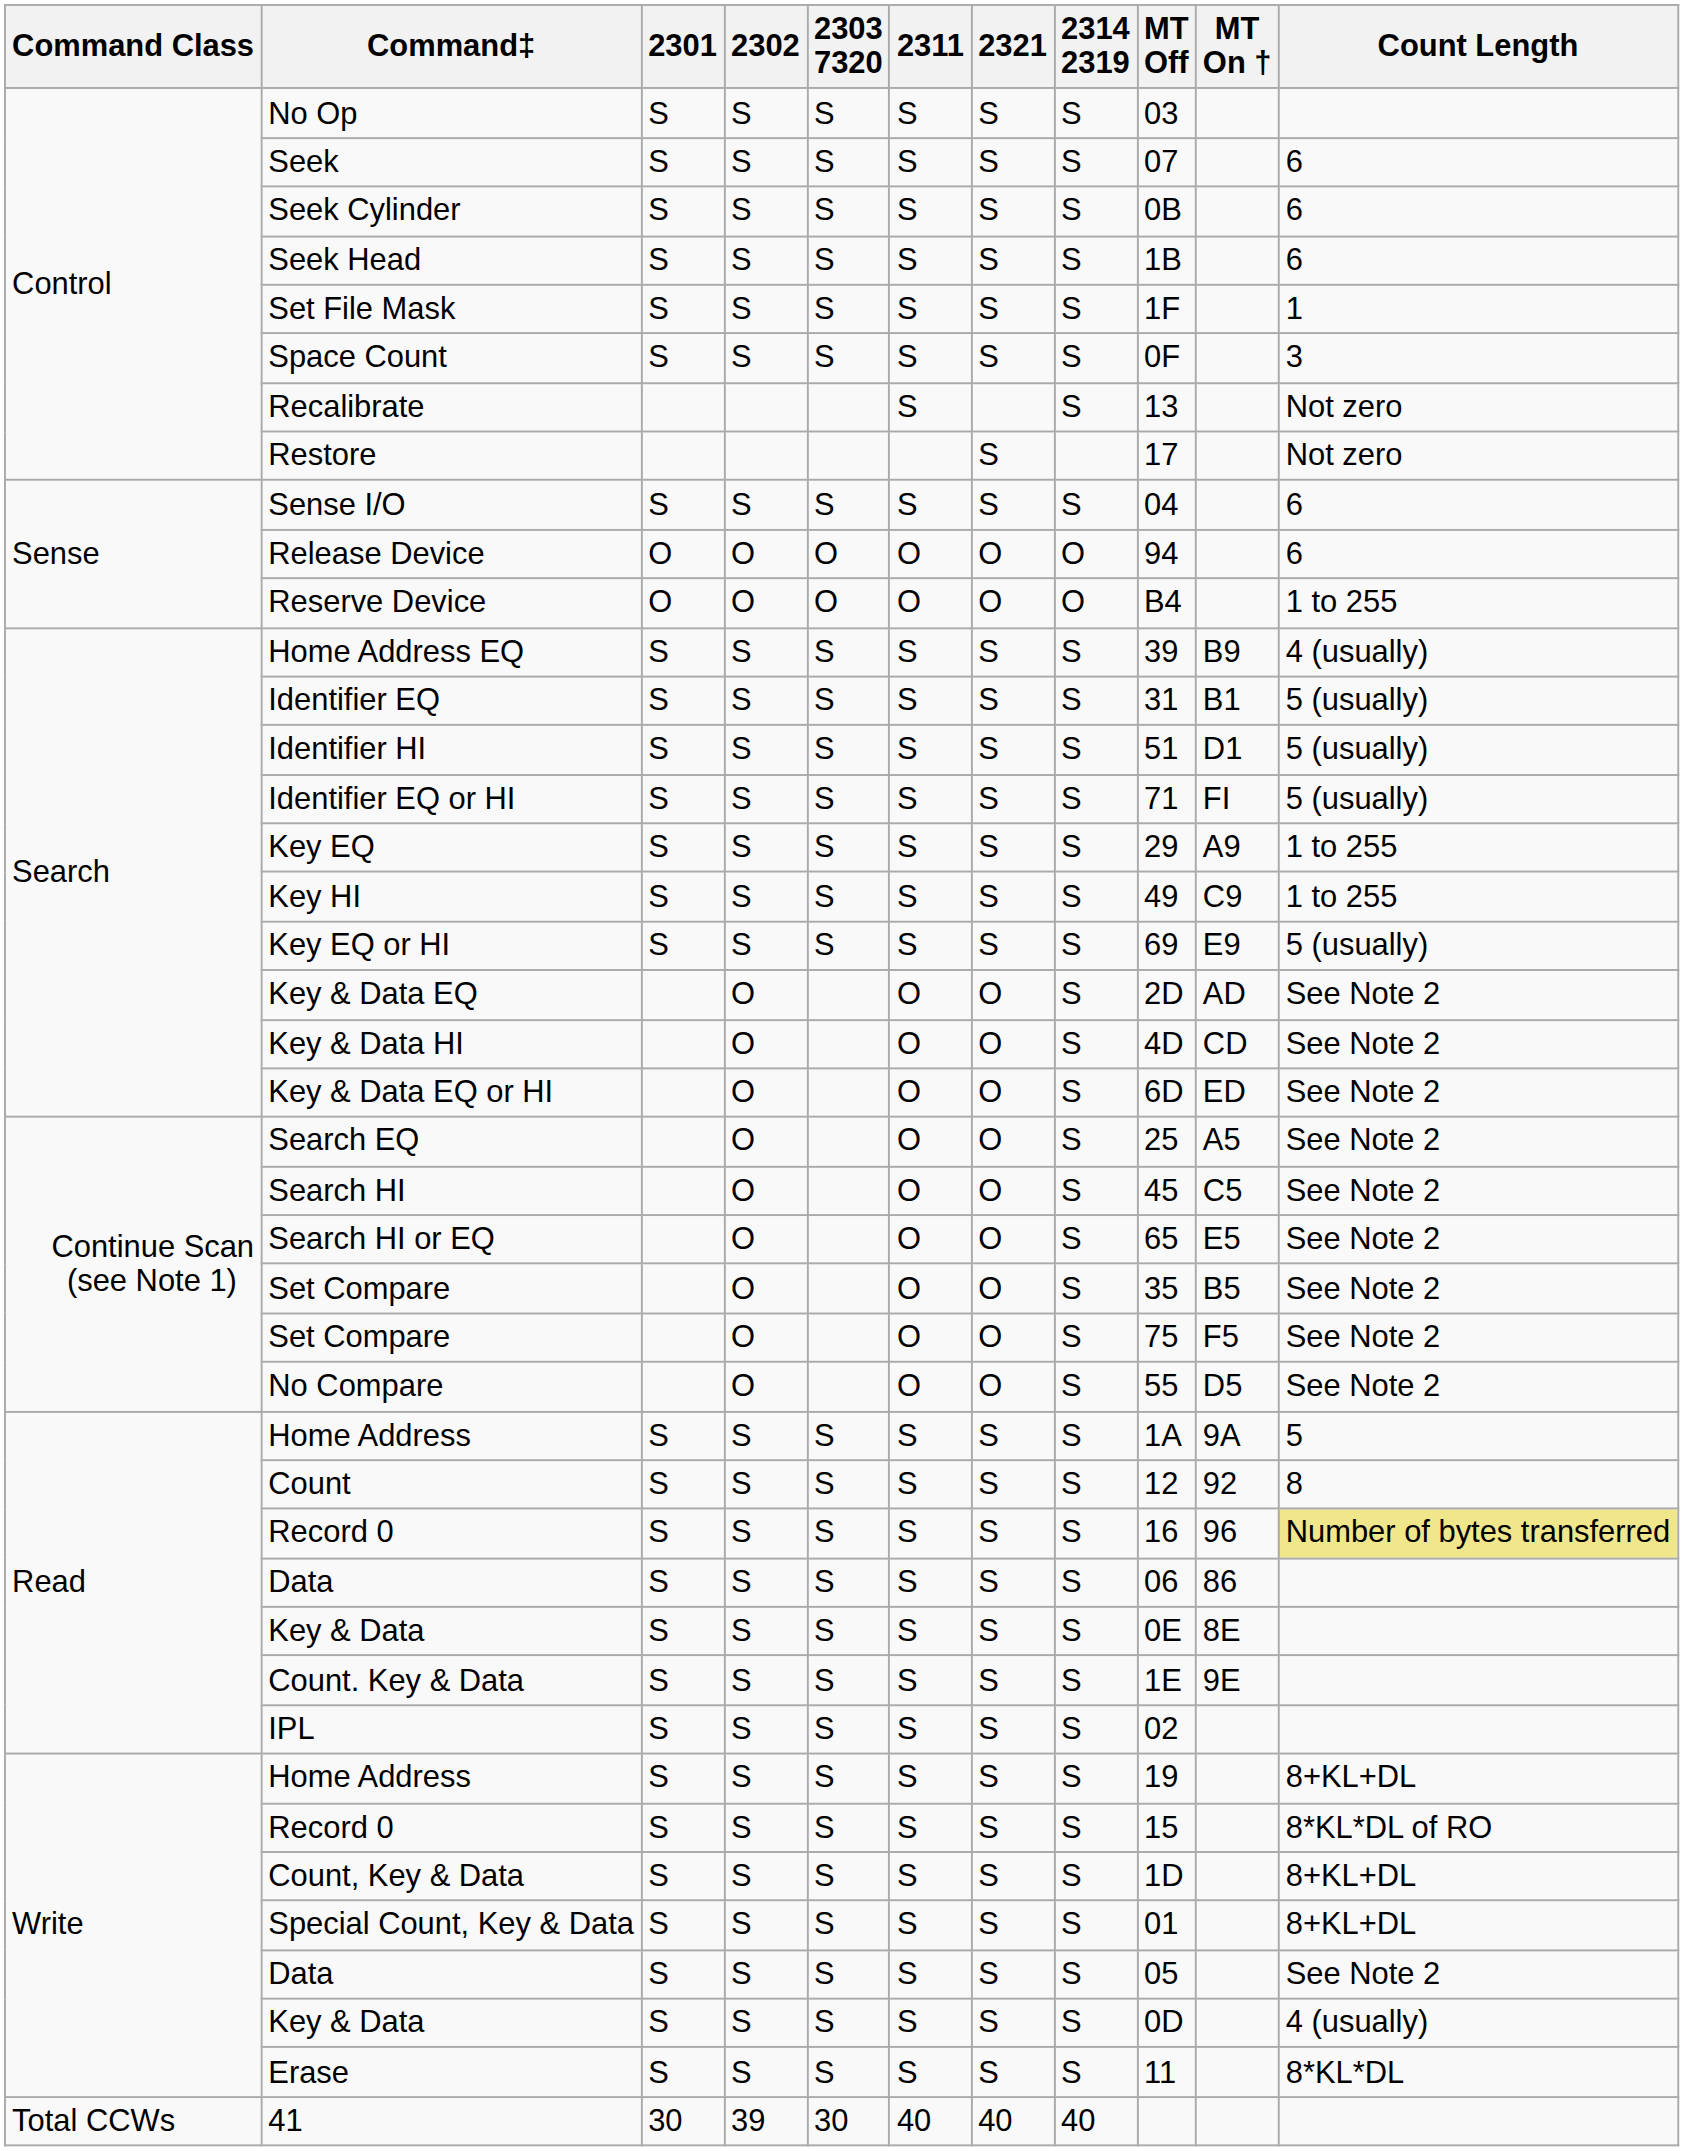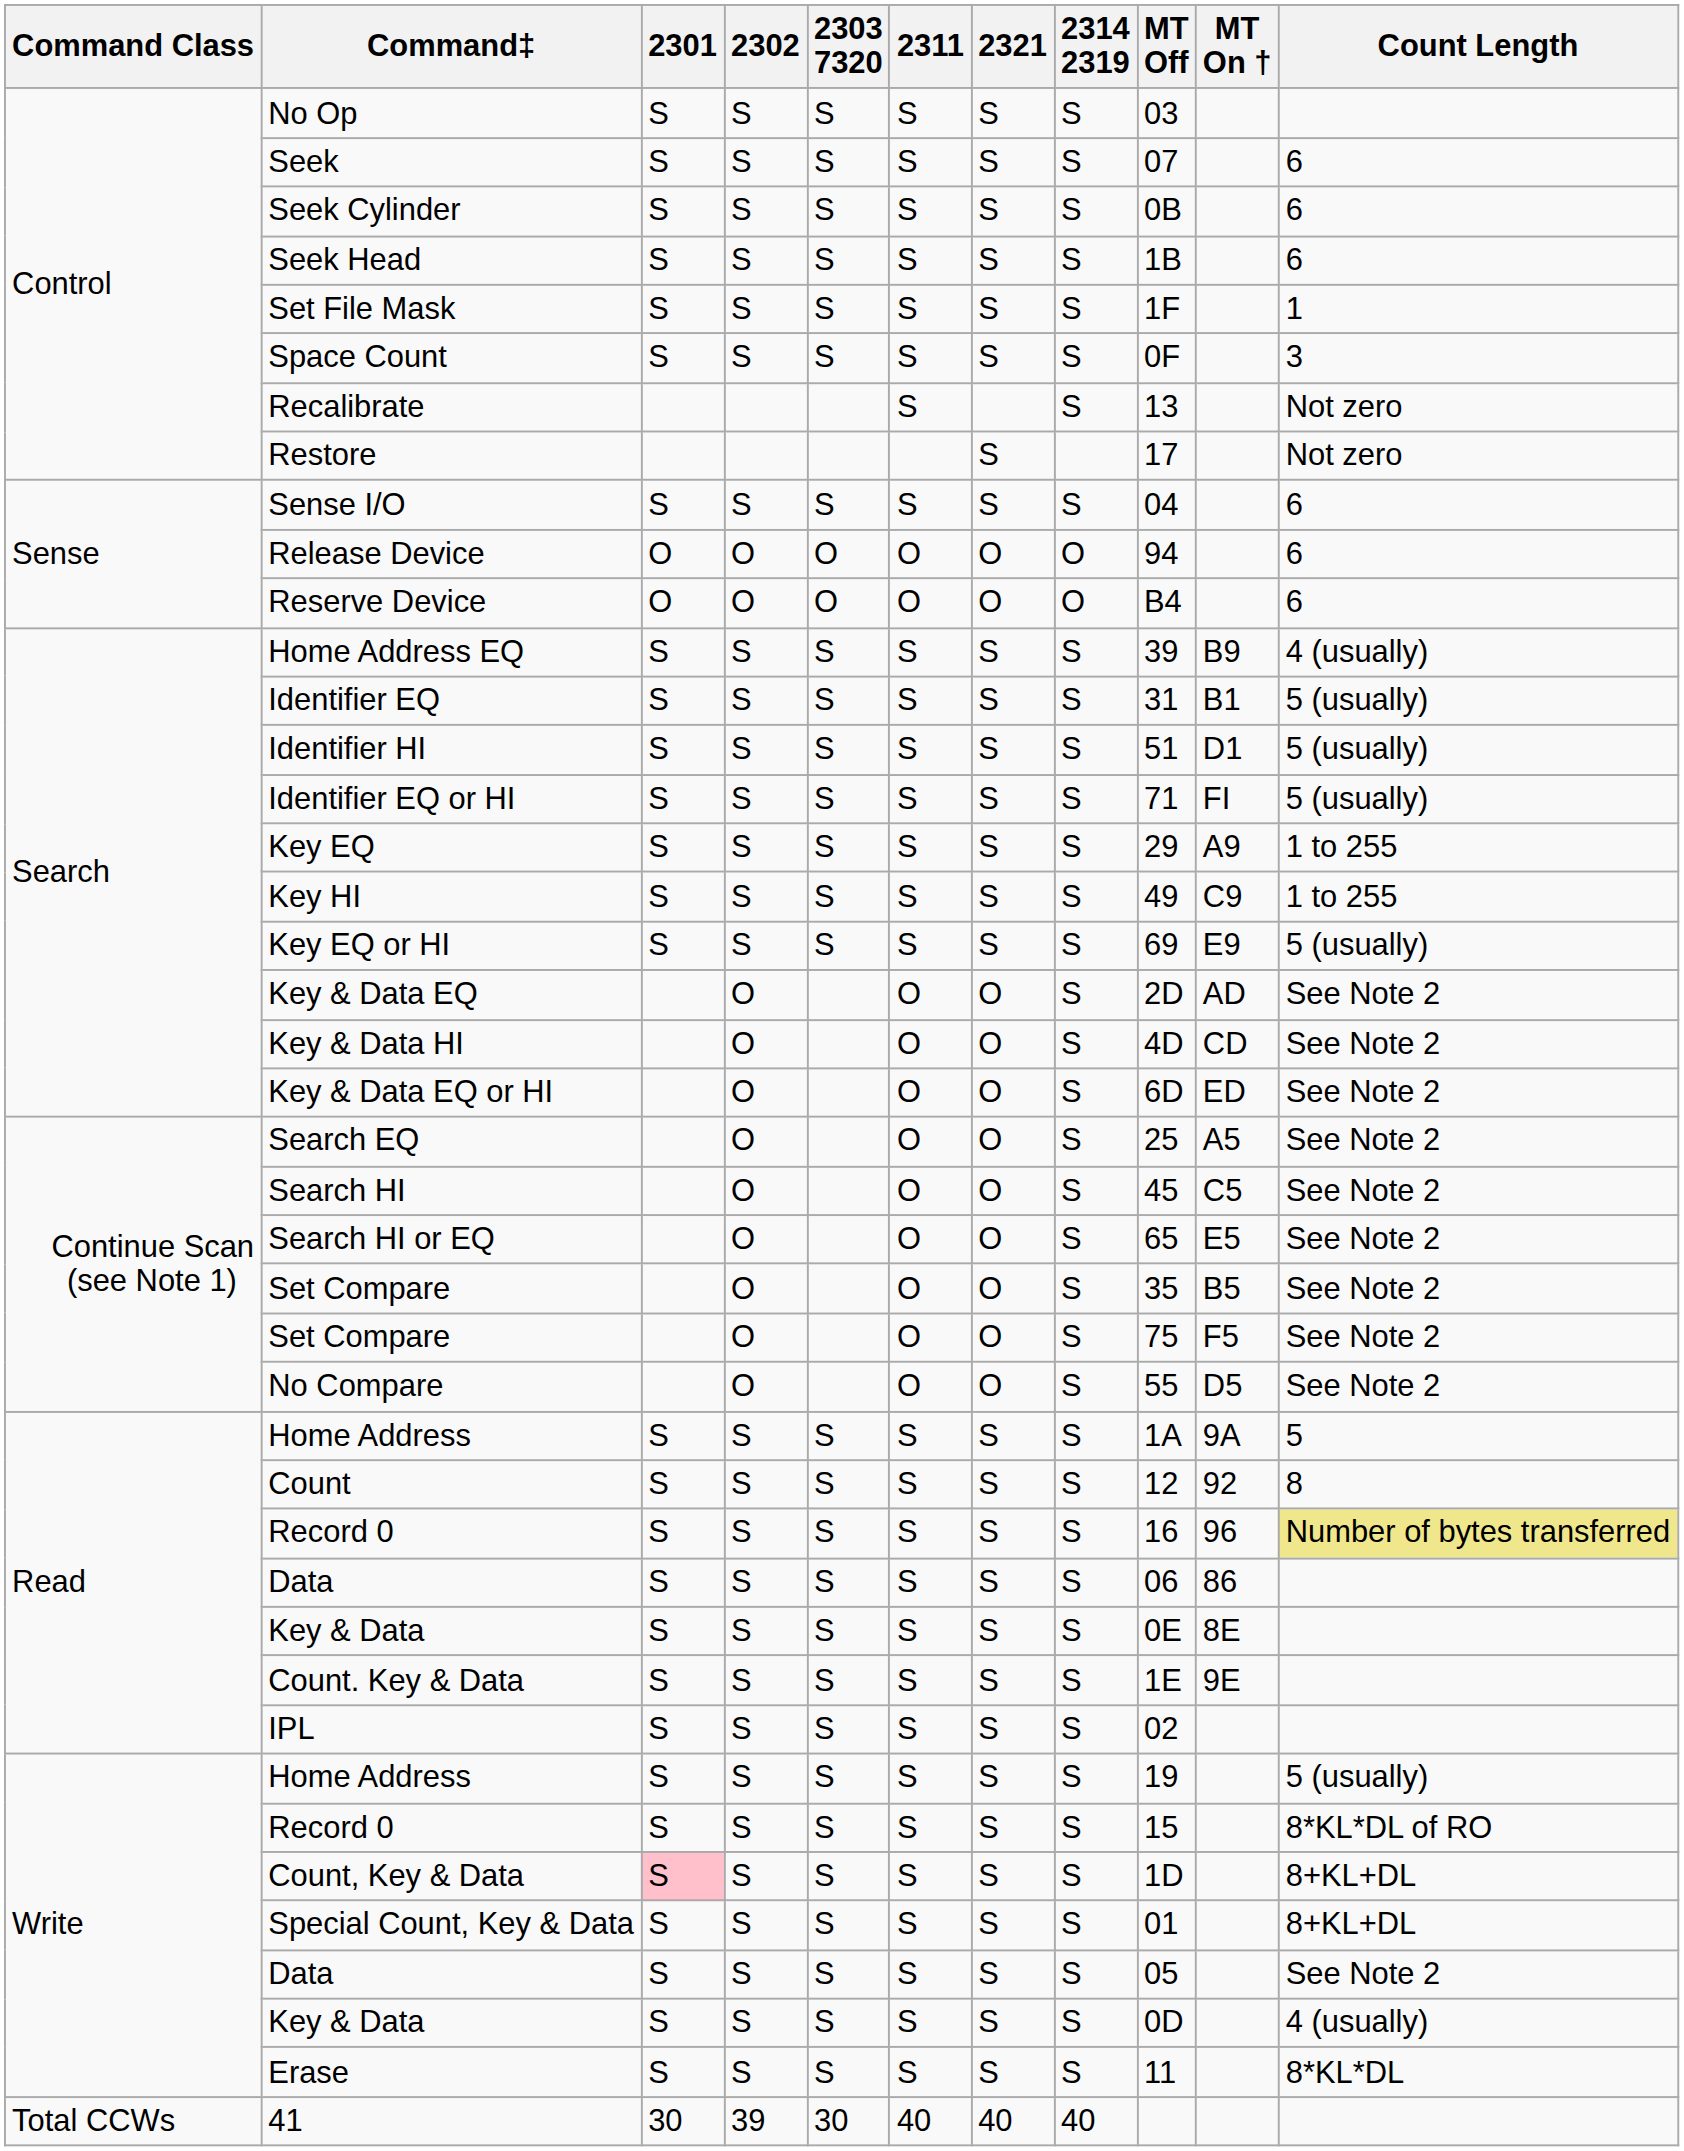(1342, 602) 1 to 255 -> (1294, 602) 6
(1351, 1777) 8+KL+DL -> (1357, 1777) 5 (usually)
(658, 1875) no background -> (658, 1875) pink background
